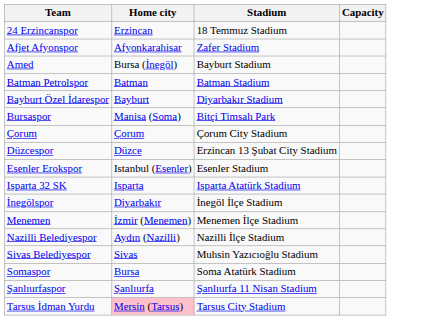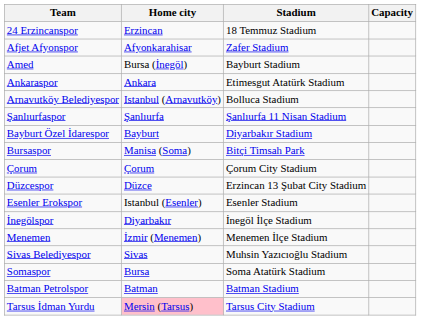+ row: (32, 82)
+ row: (63, 99)
rows swapped: (47, 82) <-> (36, 289)
- row: (37, 185)
- row: (52, 237)
